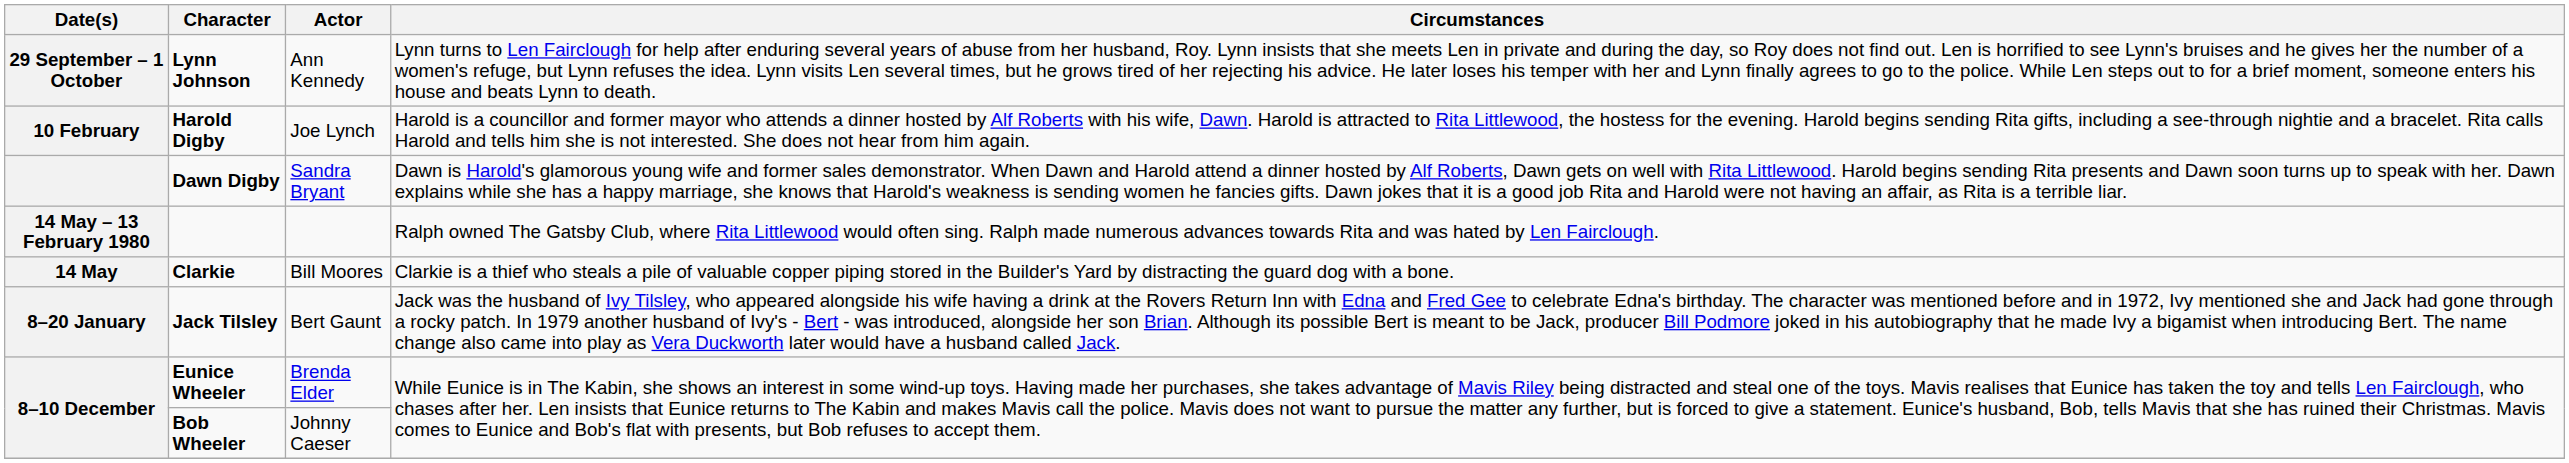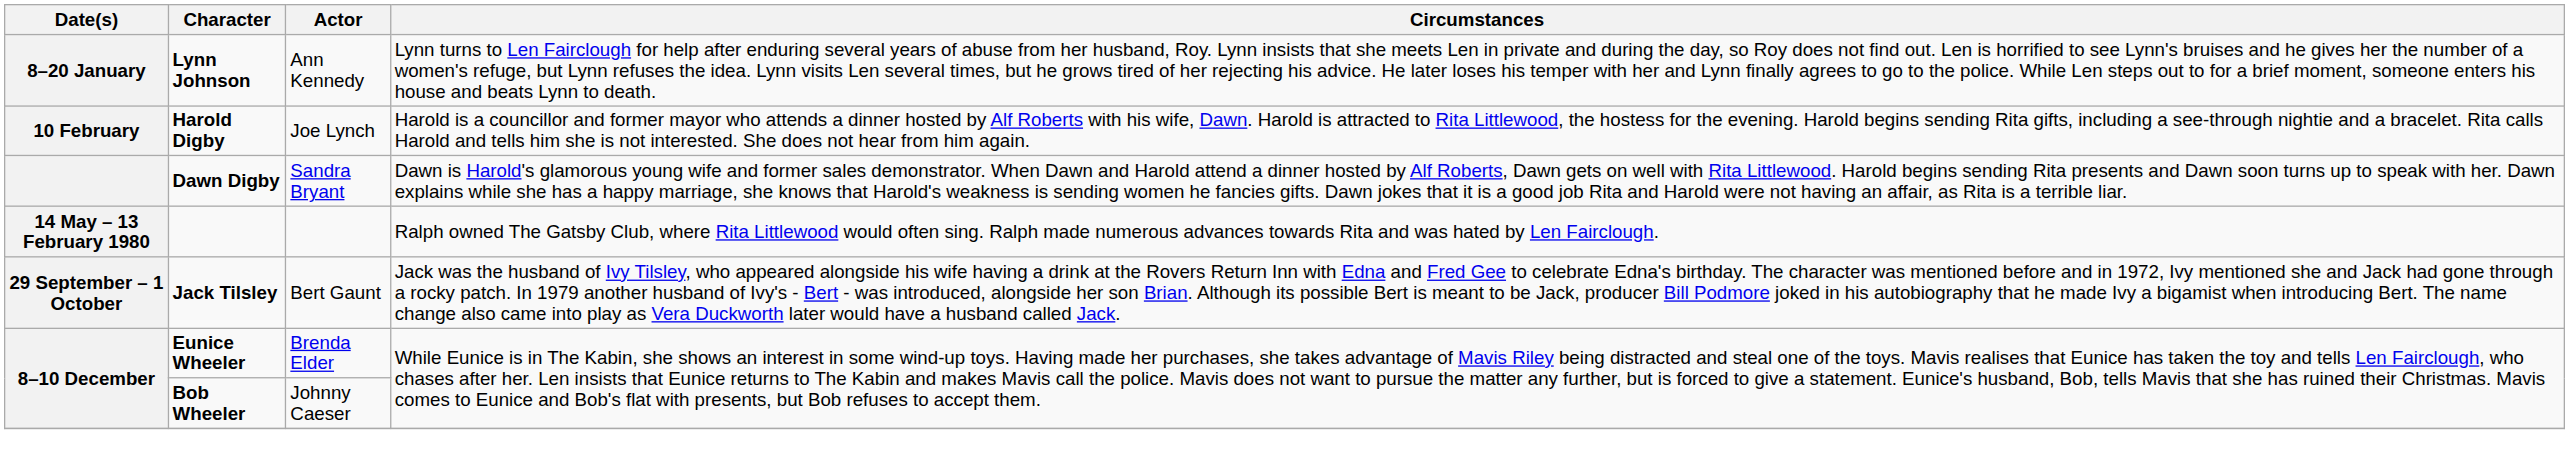(86, 70) 29 September – 1 October -> (86, 70) 8–20 January
- row: (204, 272)
(86, 322) 8–20 January -> (86, 293) 29 September – 1 October
